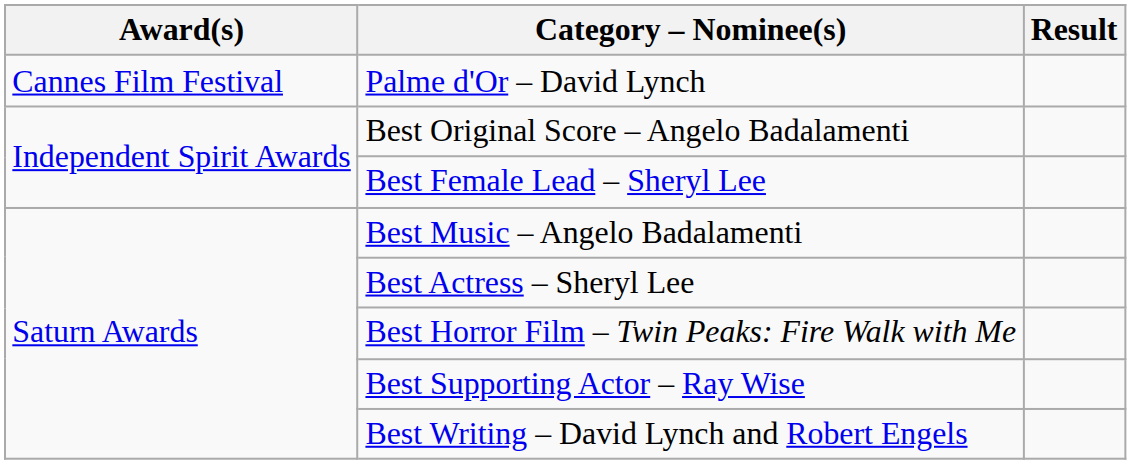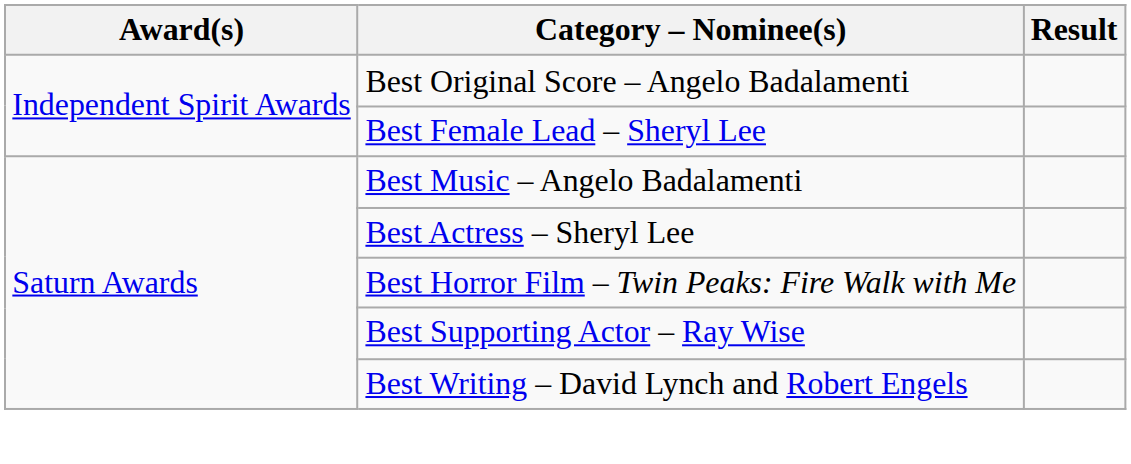- row: (535, 80)
